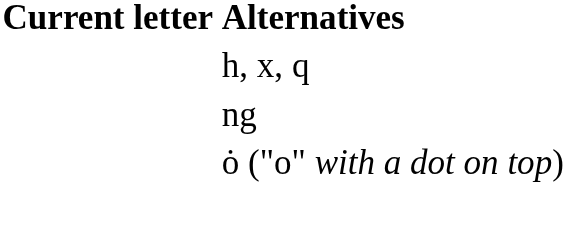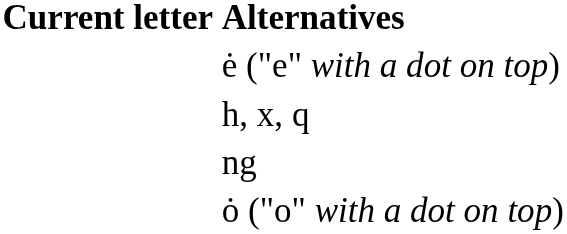+ row: (391, 65)
